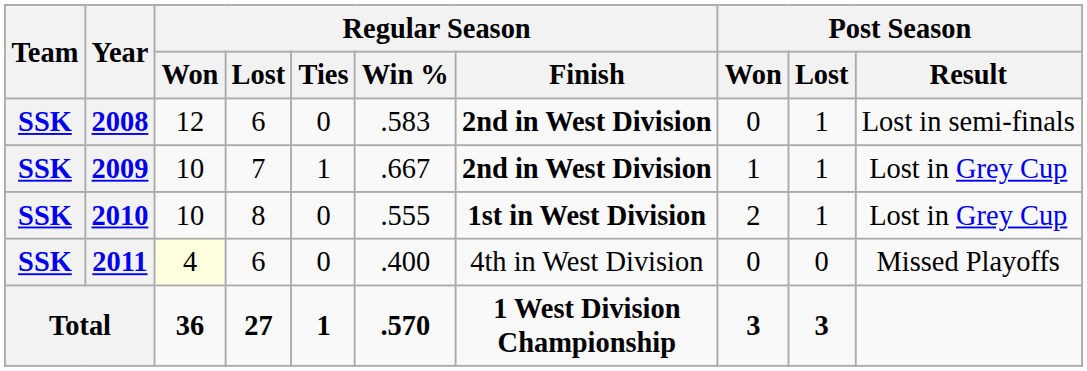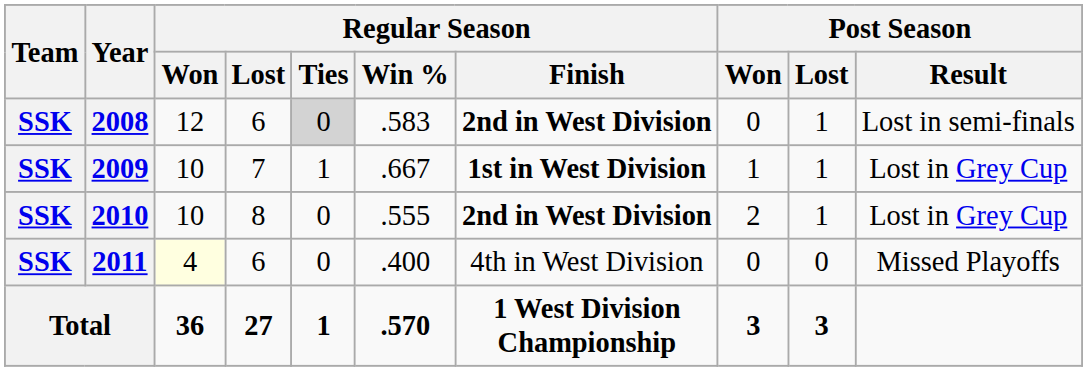(323, 121) no background -> (323, 121) lightgrey background
(587, 168) 2nd in West Division -> (587, 168) 1st in West Division
(587, 215) 1st in West Division -> (587, 215) 2nd in West Division
